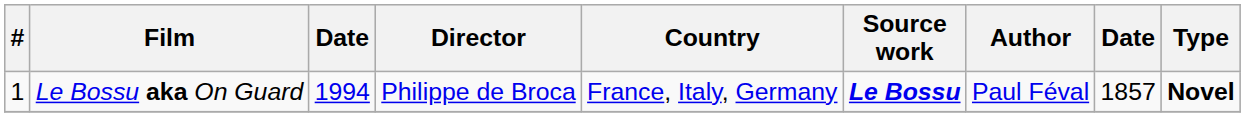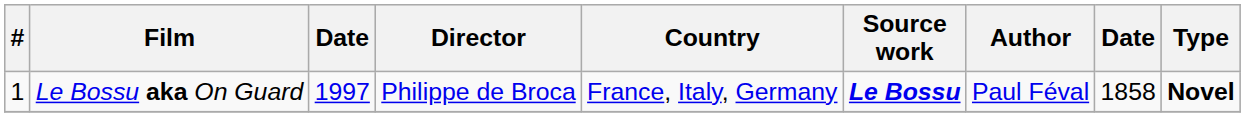(342, 91) 1994 -> (342, 91) 1997
(1128, 91) 1857 -> (1128, 91) 1858
